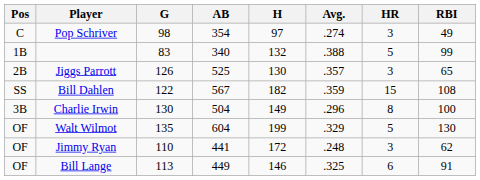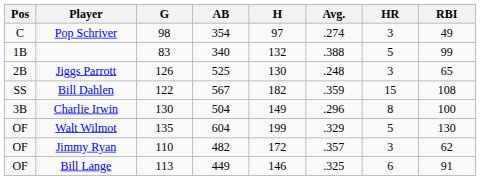(334, 71) .357 -> (334, 71) .248
(221, 147) 441 -> (221, 147) 482
(334, 147) .248 -> (334, 147) .357
